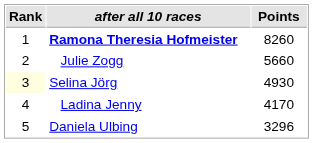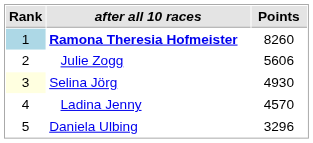(26, 39) no background -> (26, 39) lightblue background
(279, 61) 5660 -> (279, 61) 5606
(279, 104) 4170 -> (279, 104) 4570
